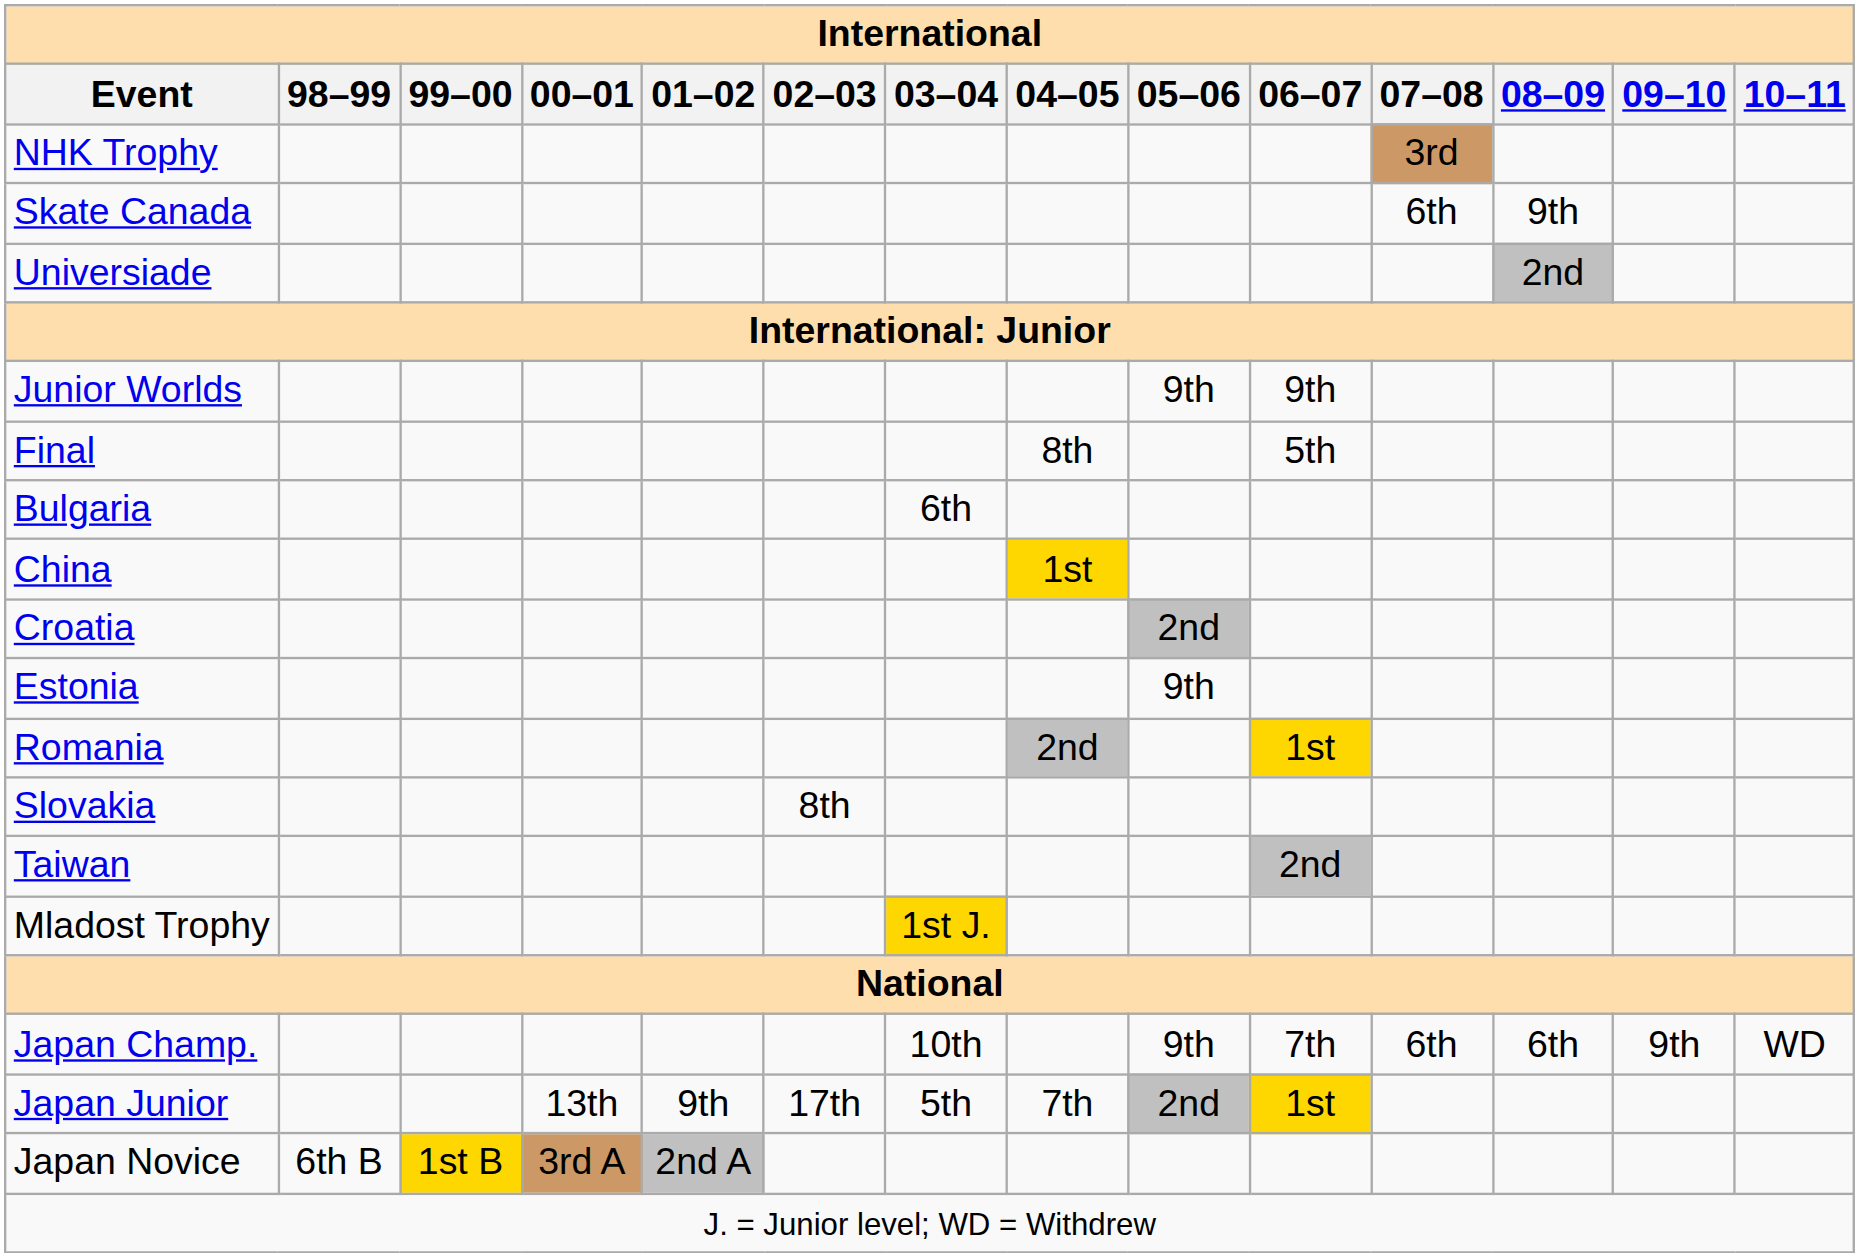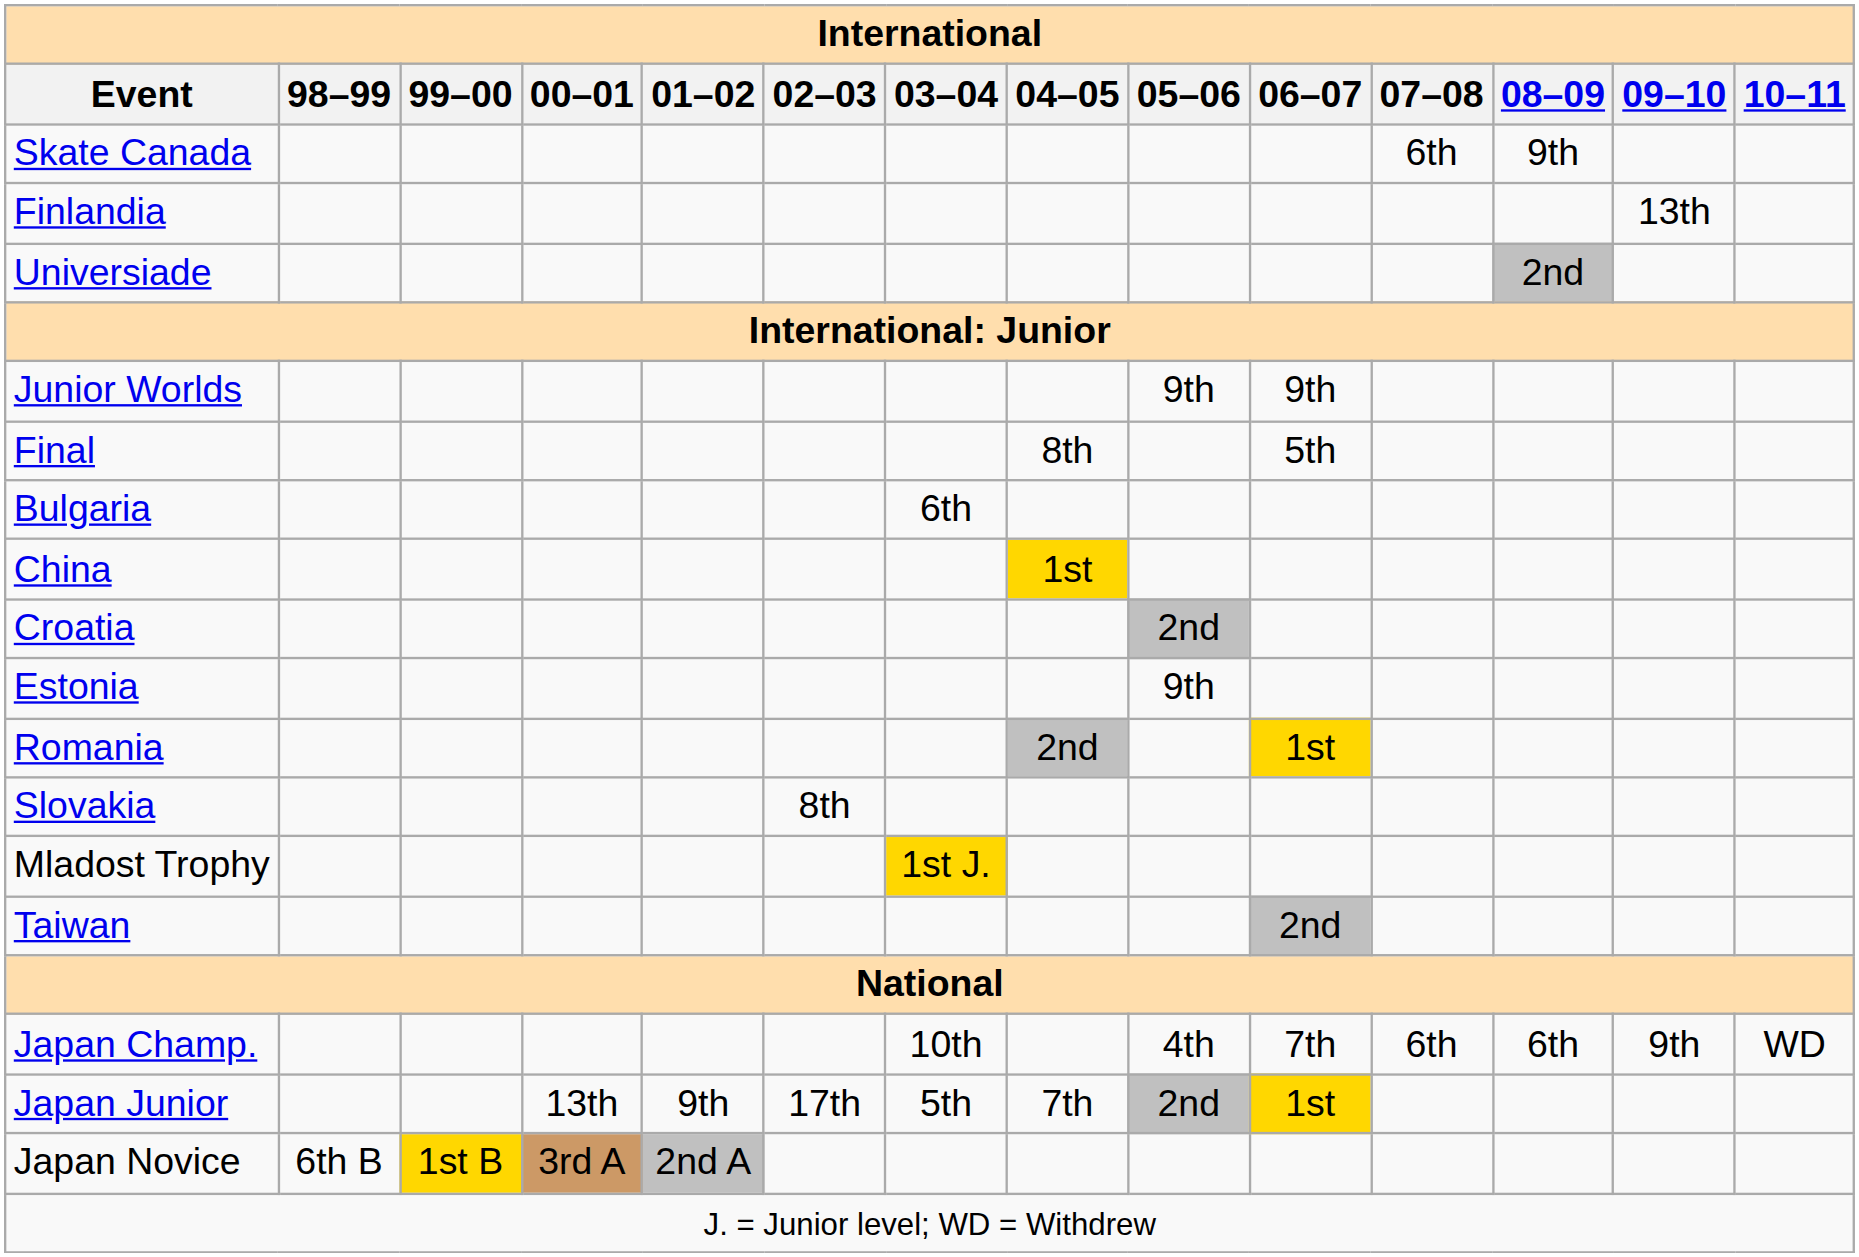- row: (116, 152)
+ row: (90, 212)
rows swapped: (72, 865) <-> (142, 924)
(1189, 1043) 9th -> (1189, 1043) 4th
